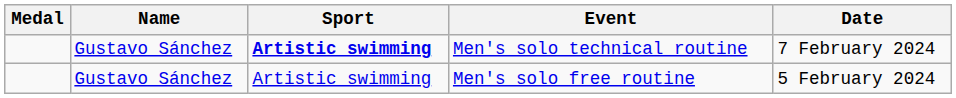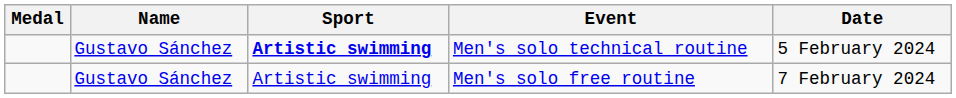(856, 49) 7 February 2024 -> (856, 49) 5 February 2024
(856, 78) 5 February 2024 -> (856, 78) 7 February 2024
